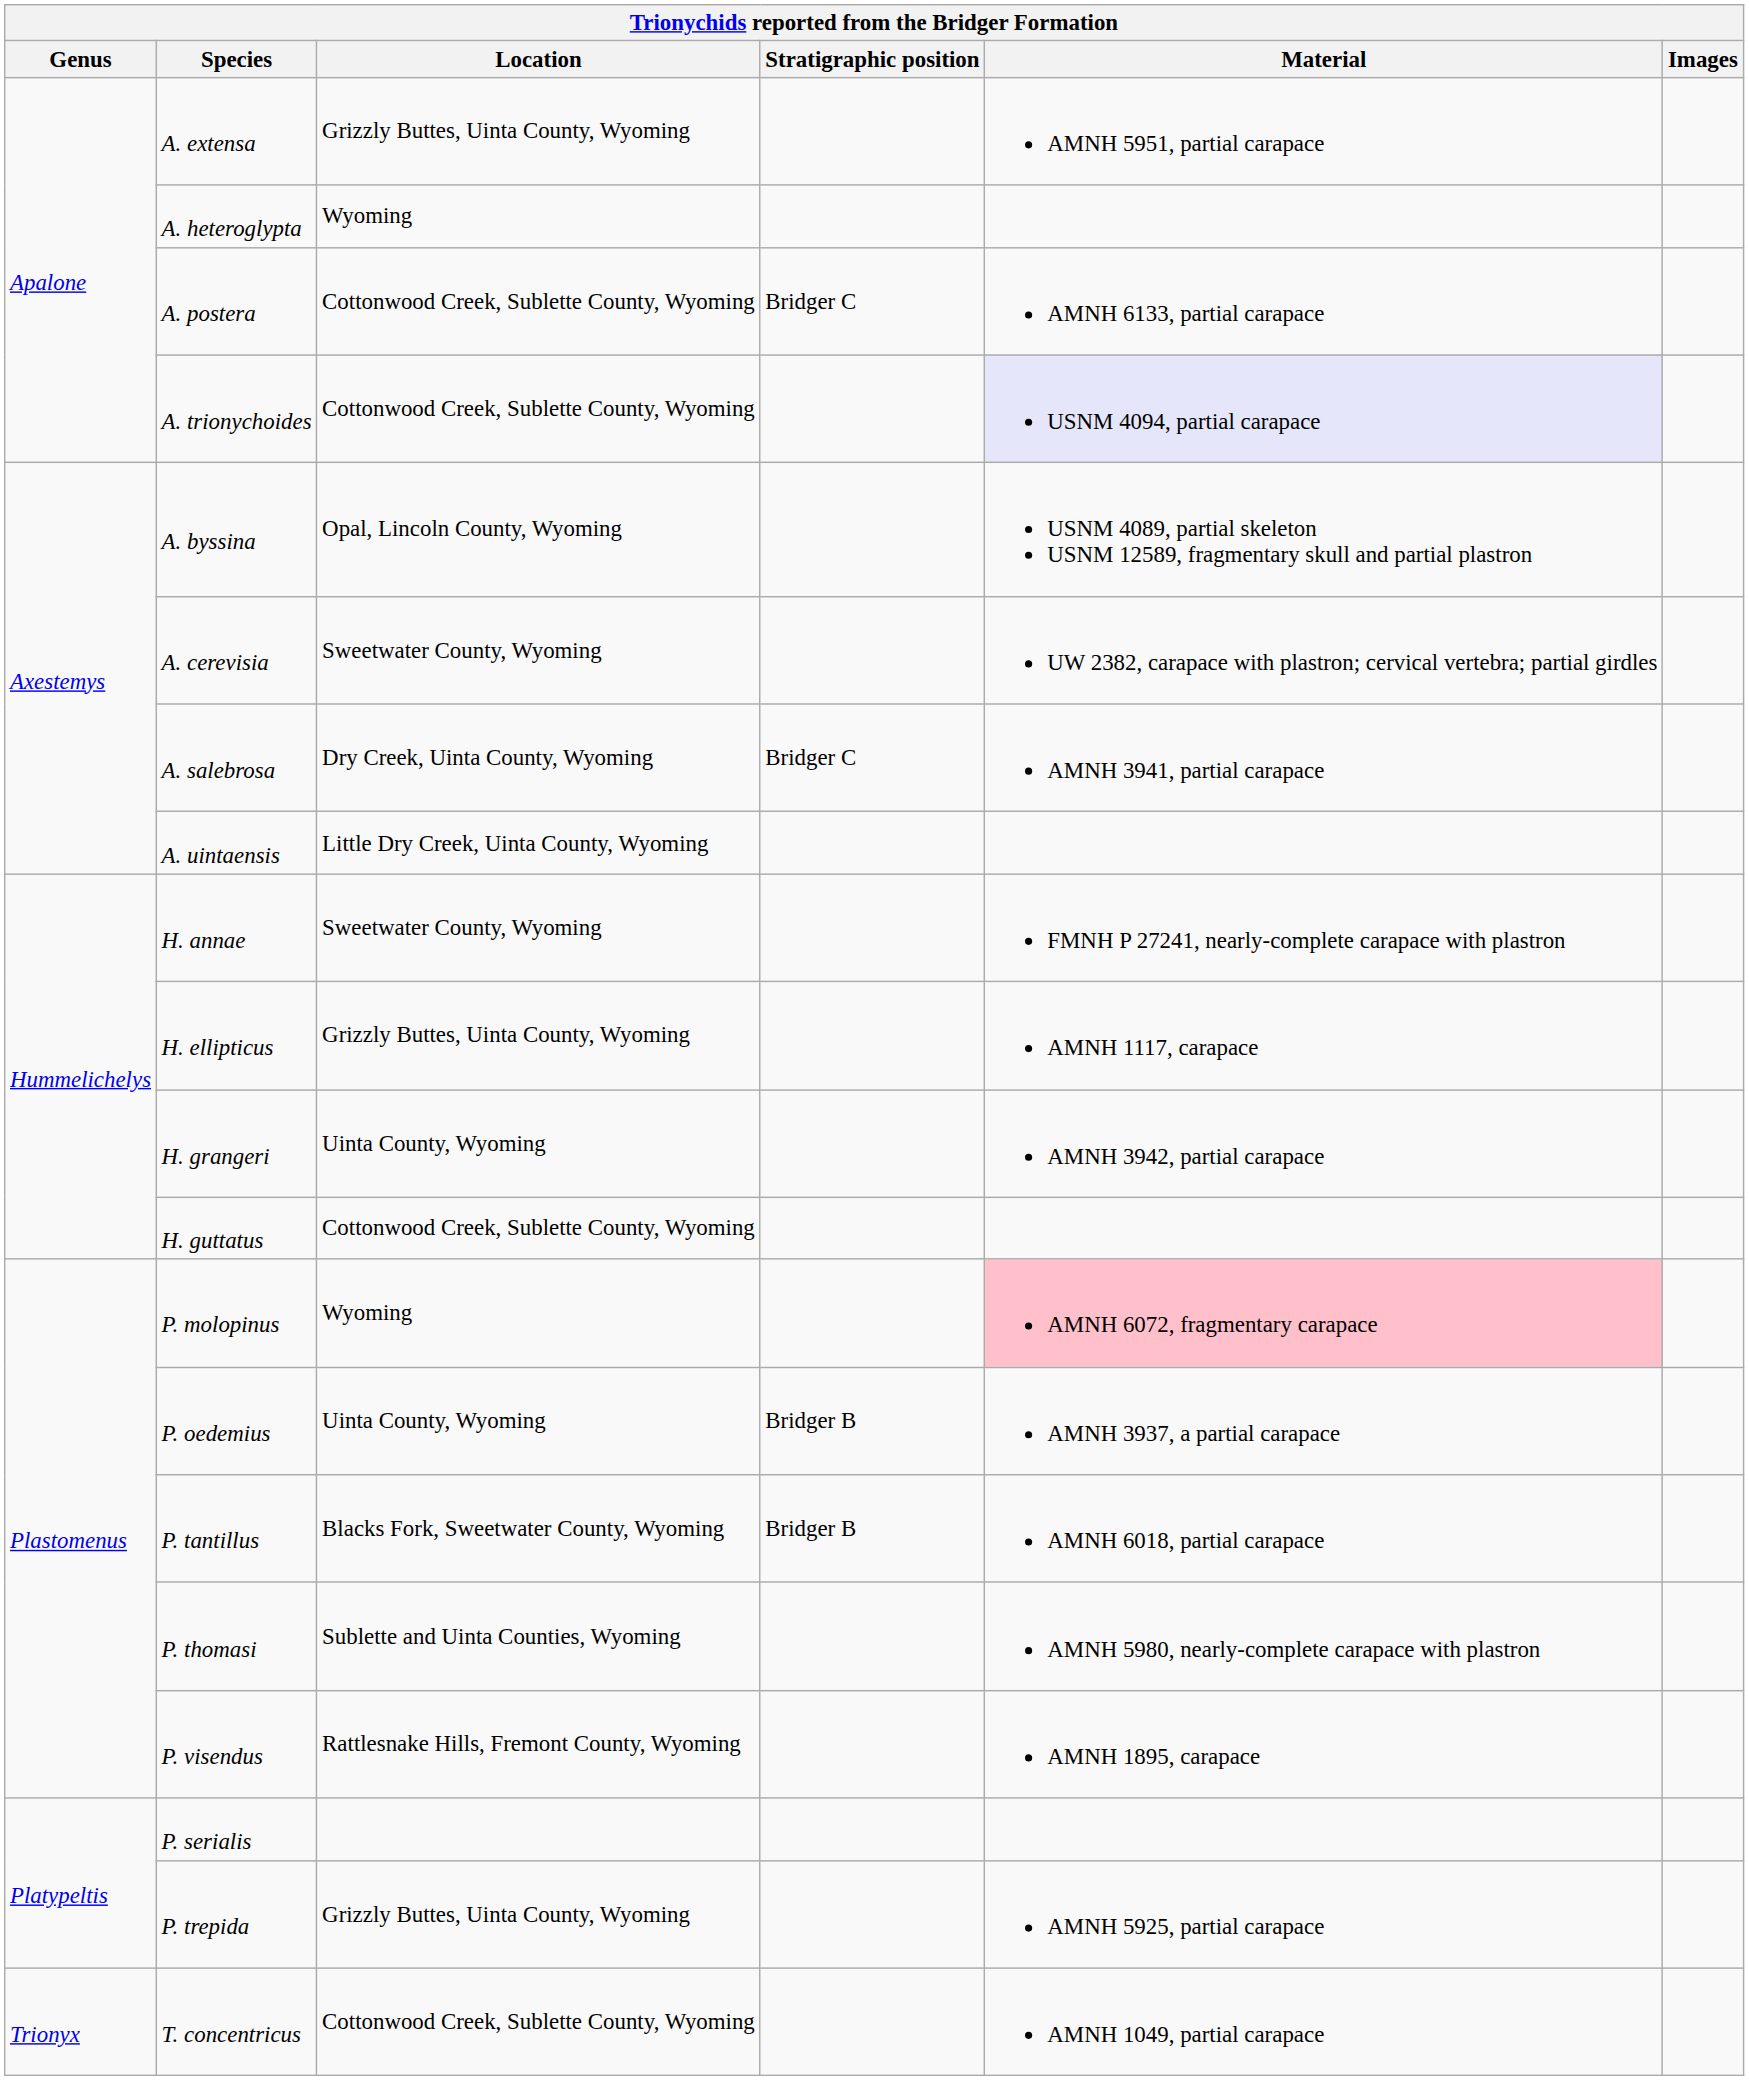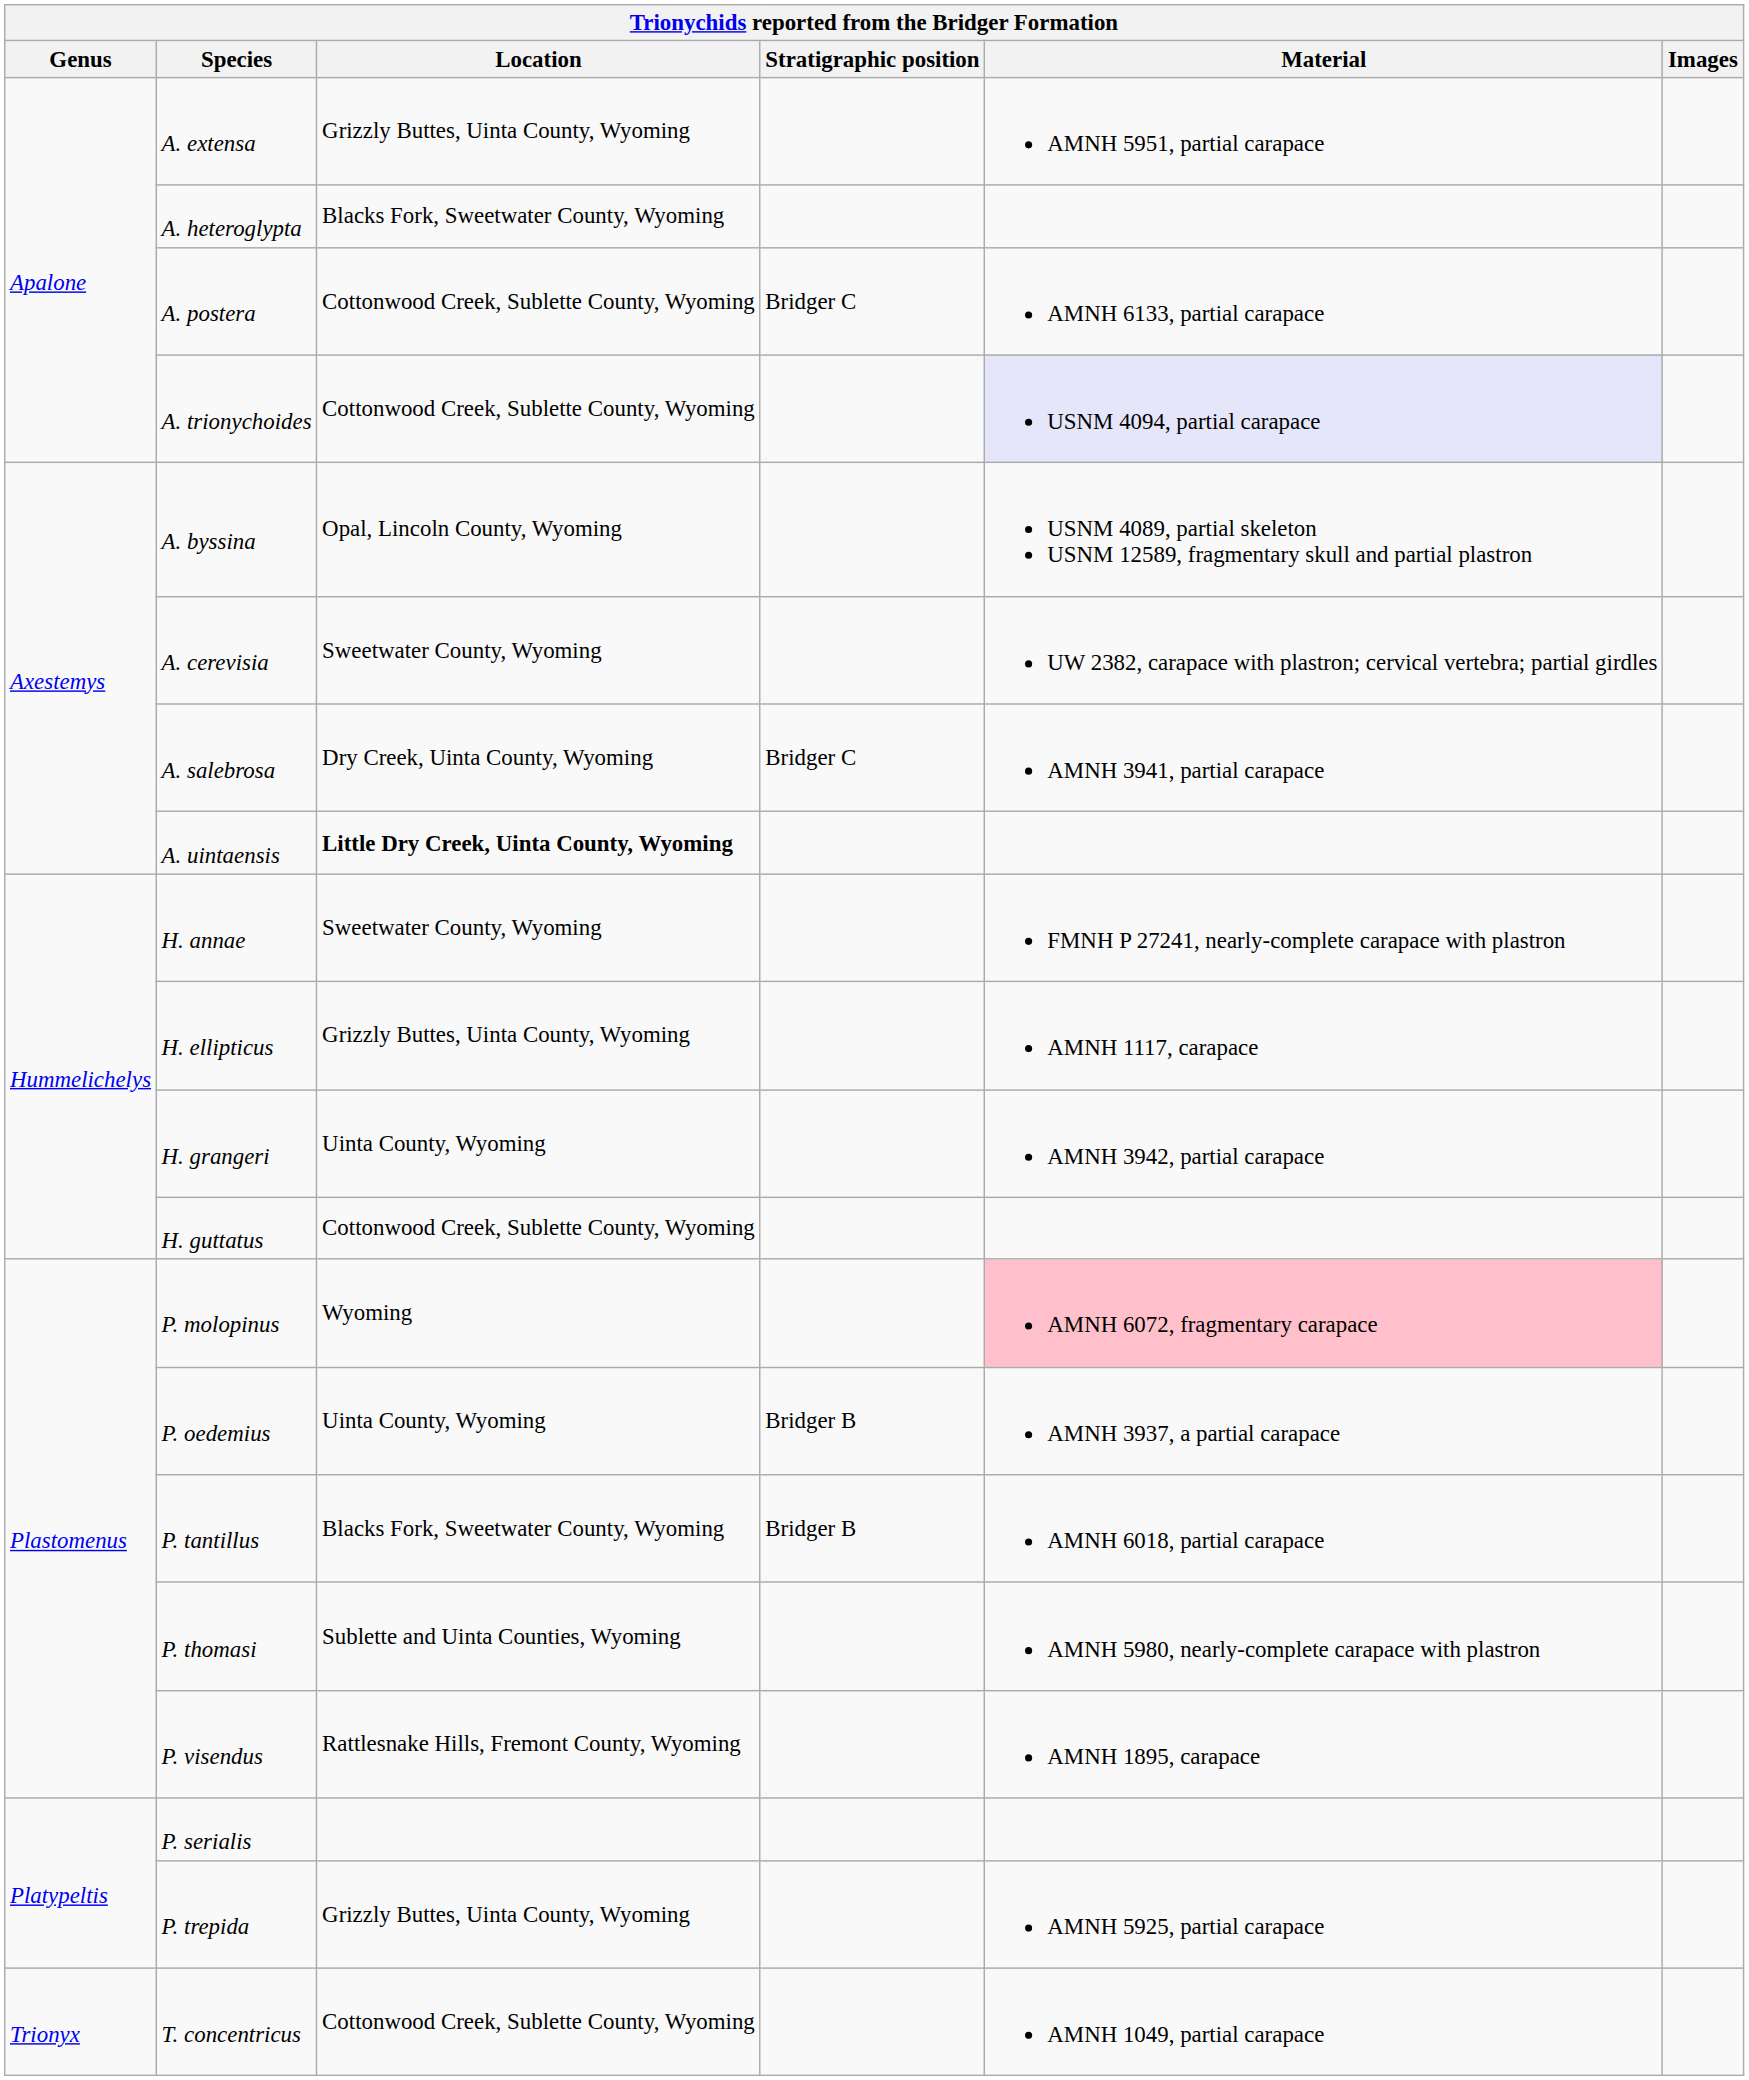(367, 215) Wyoming -> (523, 215) Blacks Fork, Sweetwater County, Wyoming
(515, 842) normal -> (528, 842) bold
